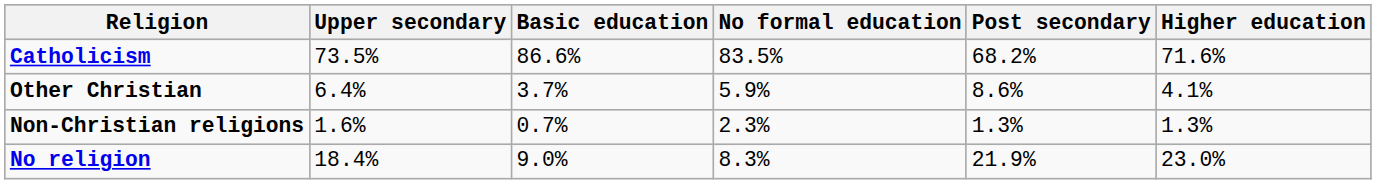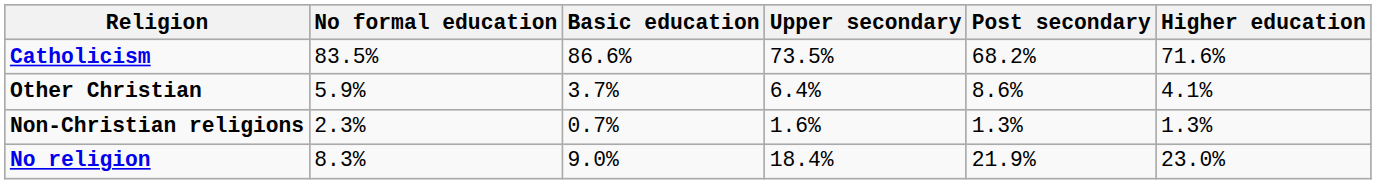columns swapped: (840, 22) <-> (410, 22)
